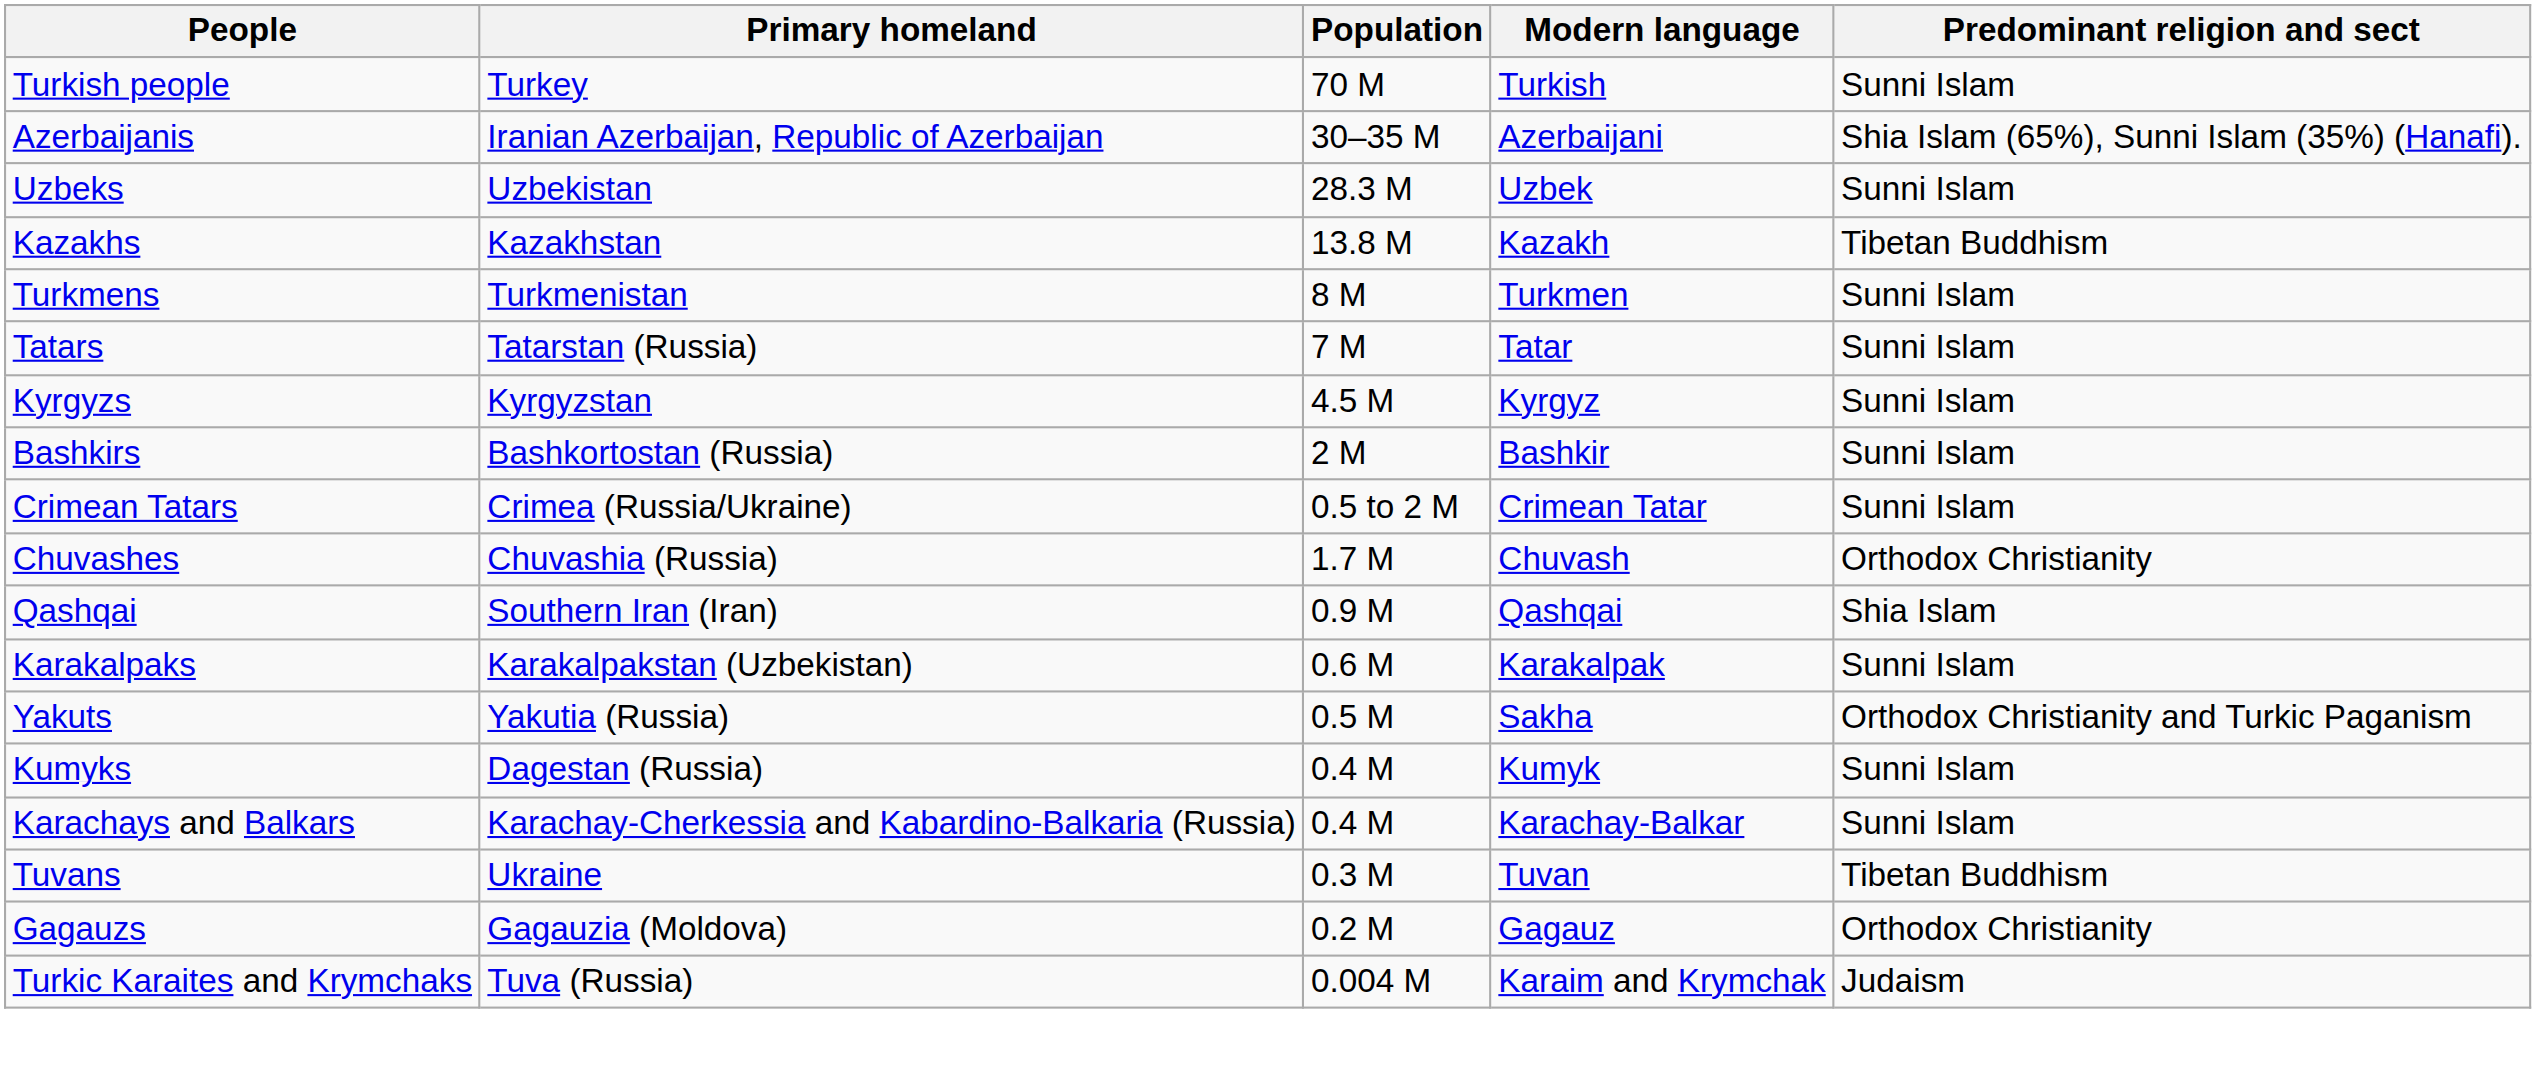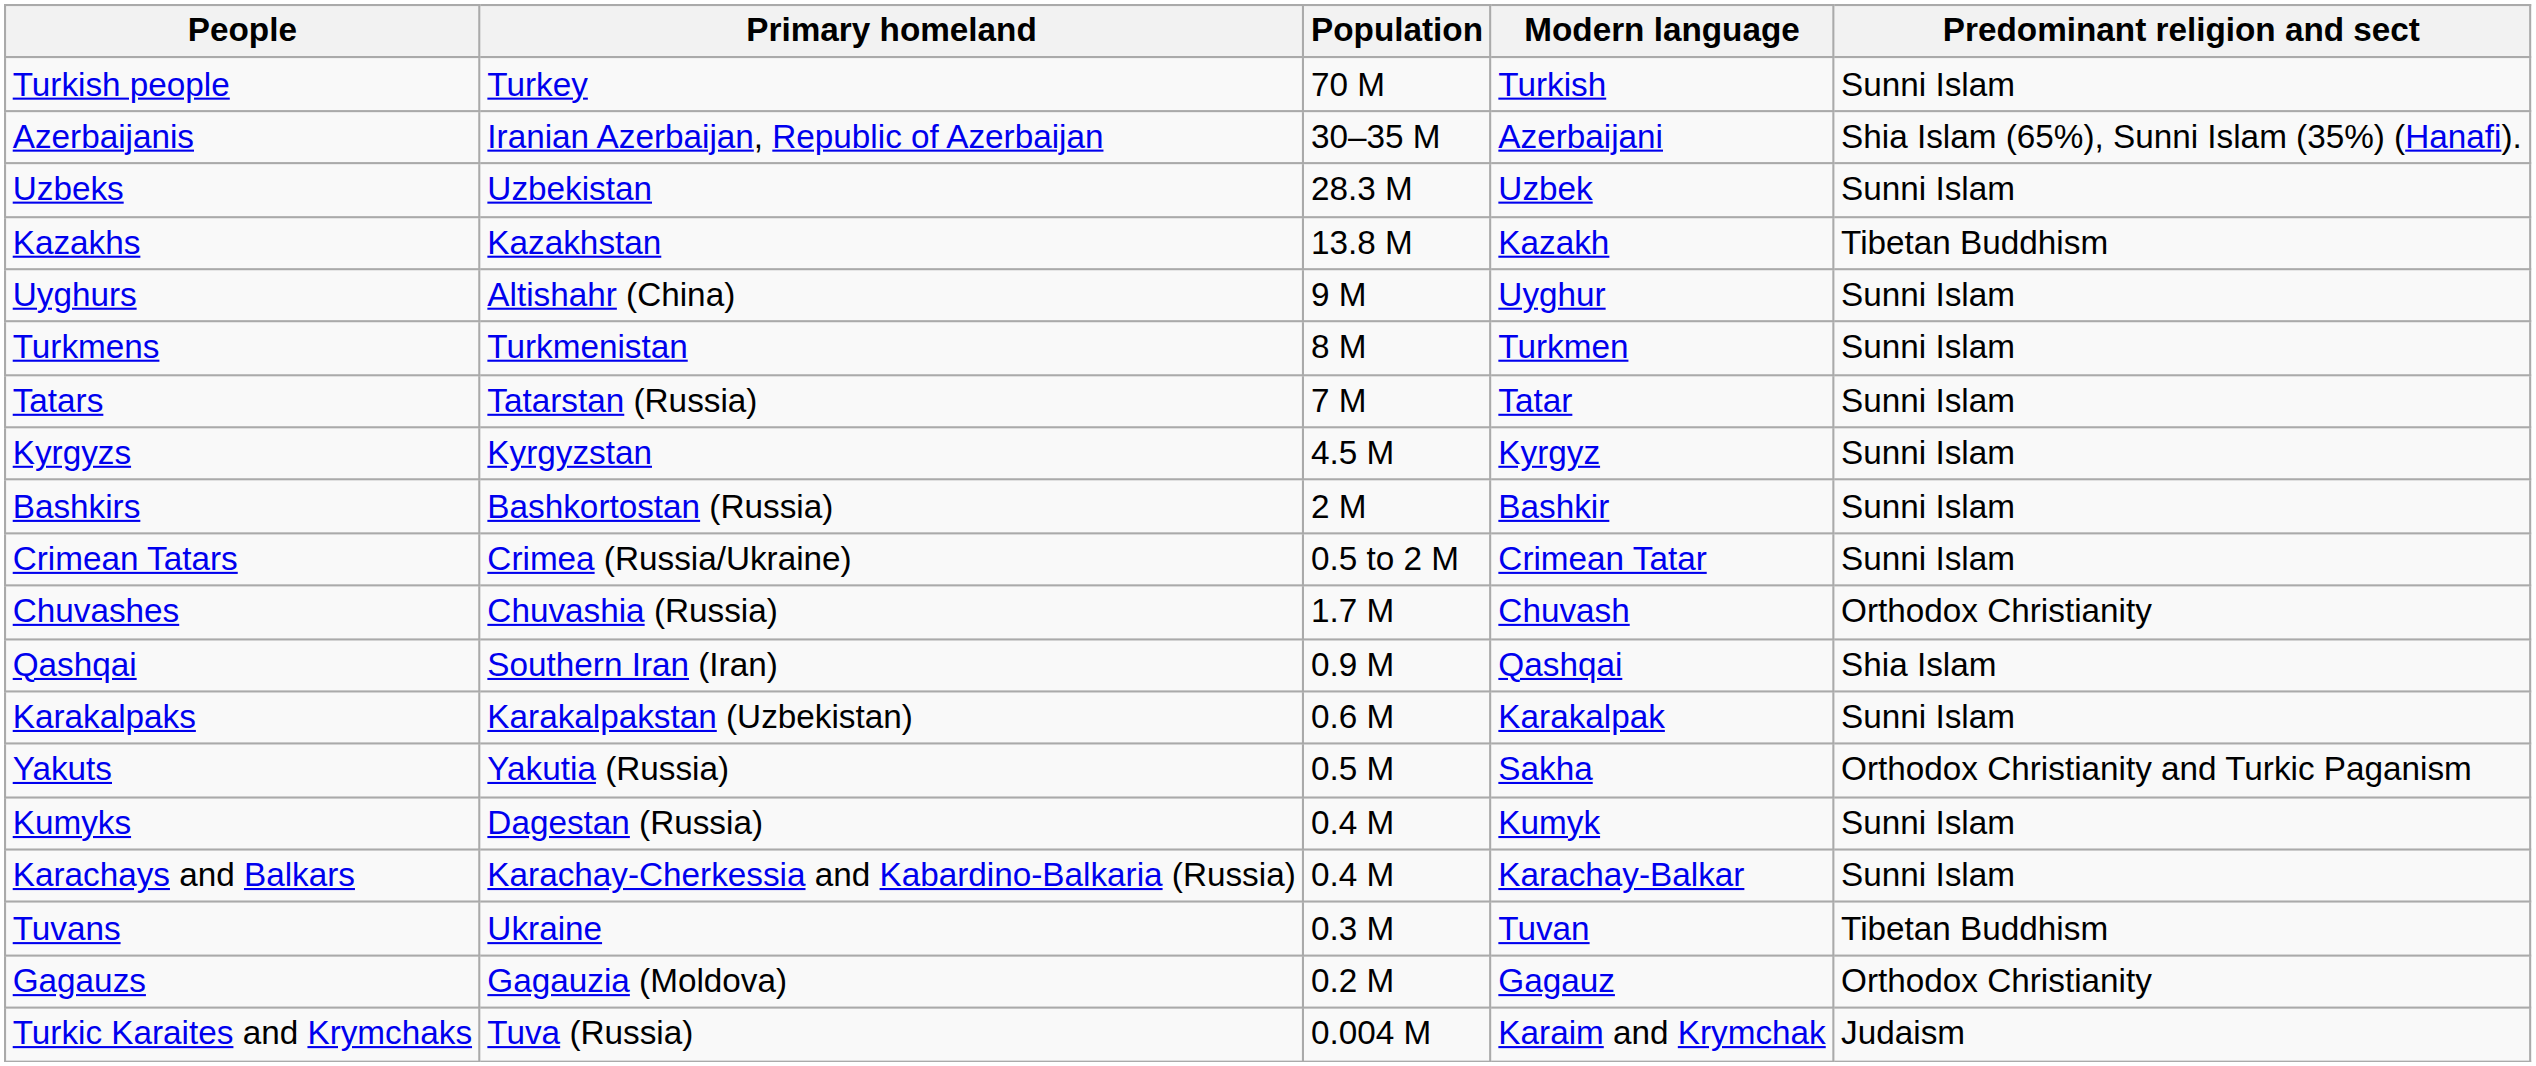+ row: (75, 294)
